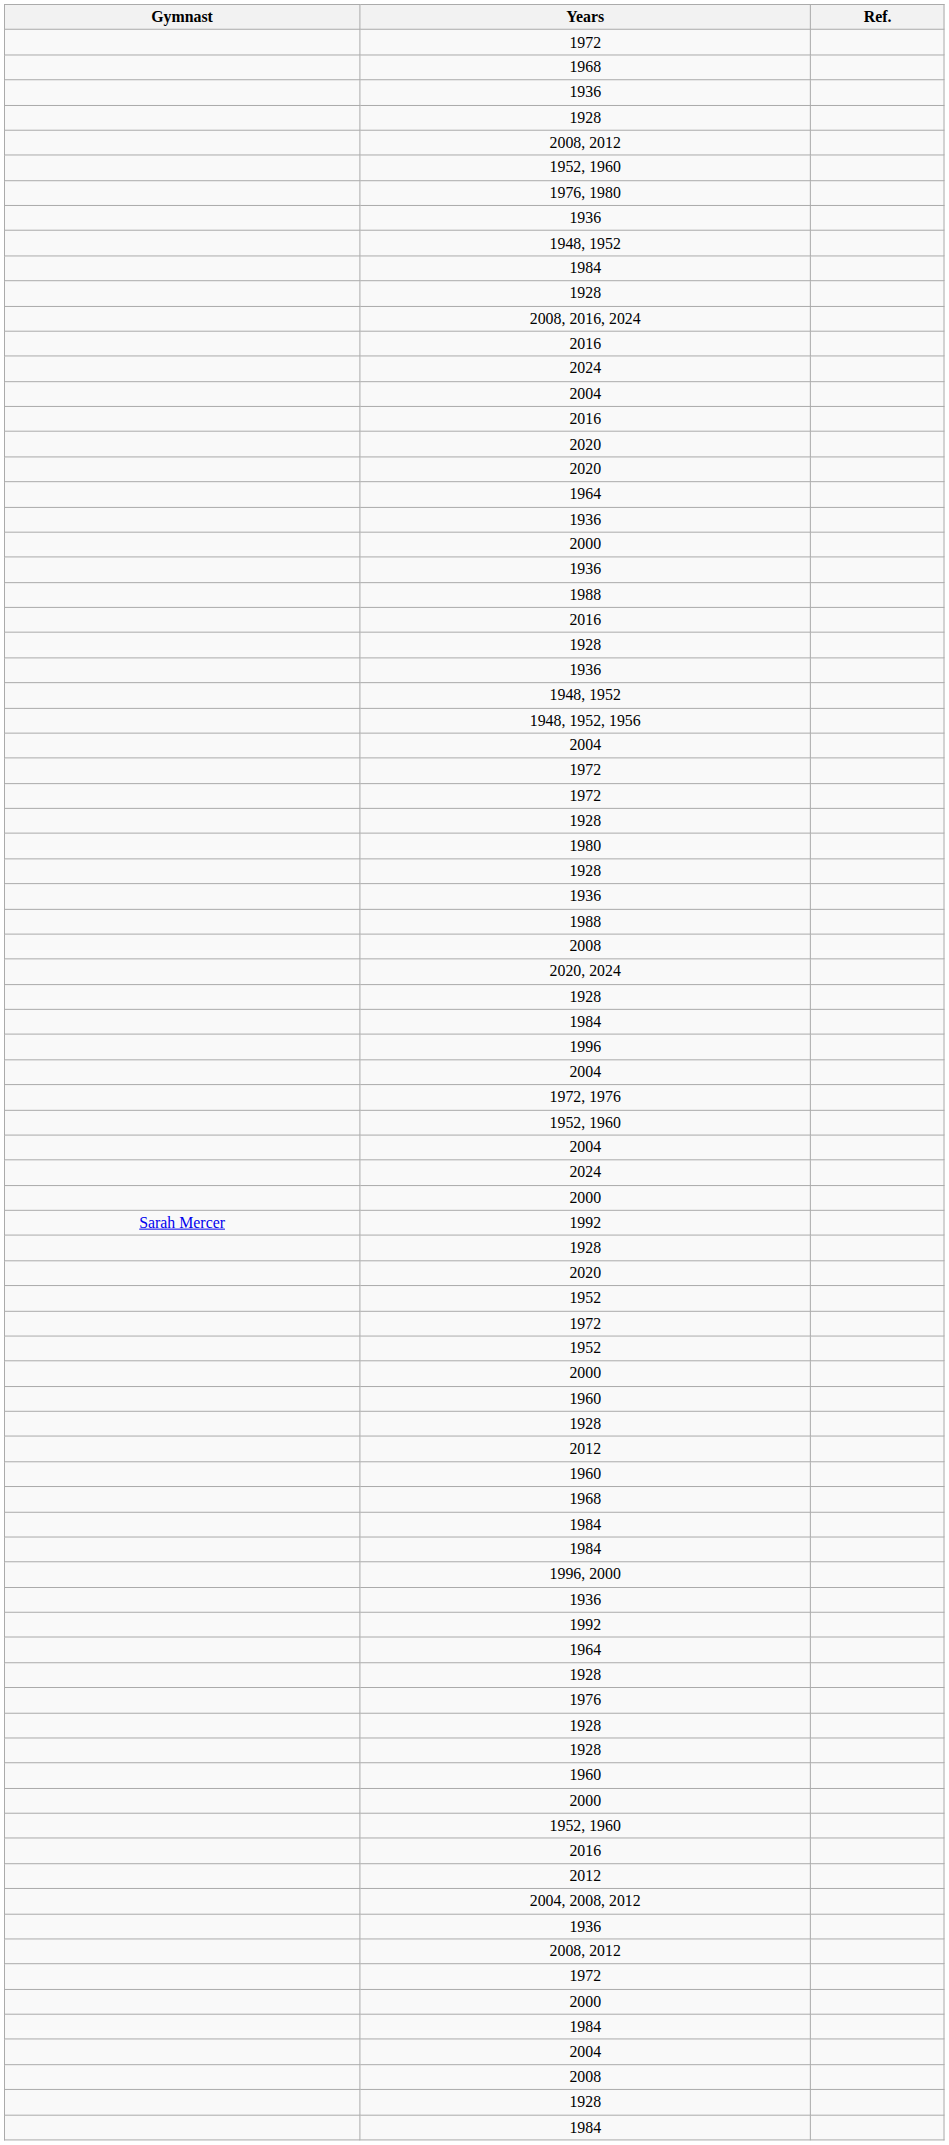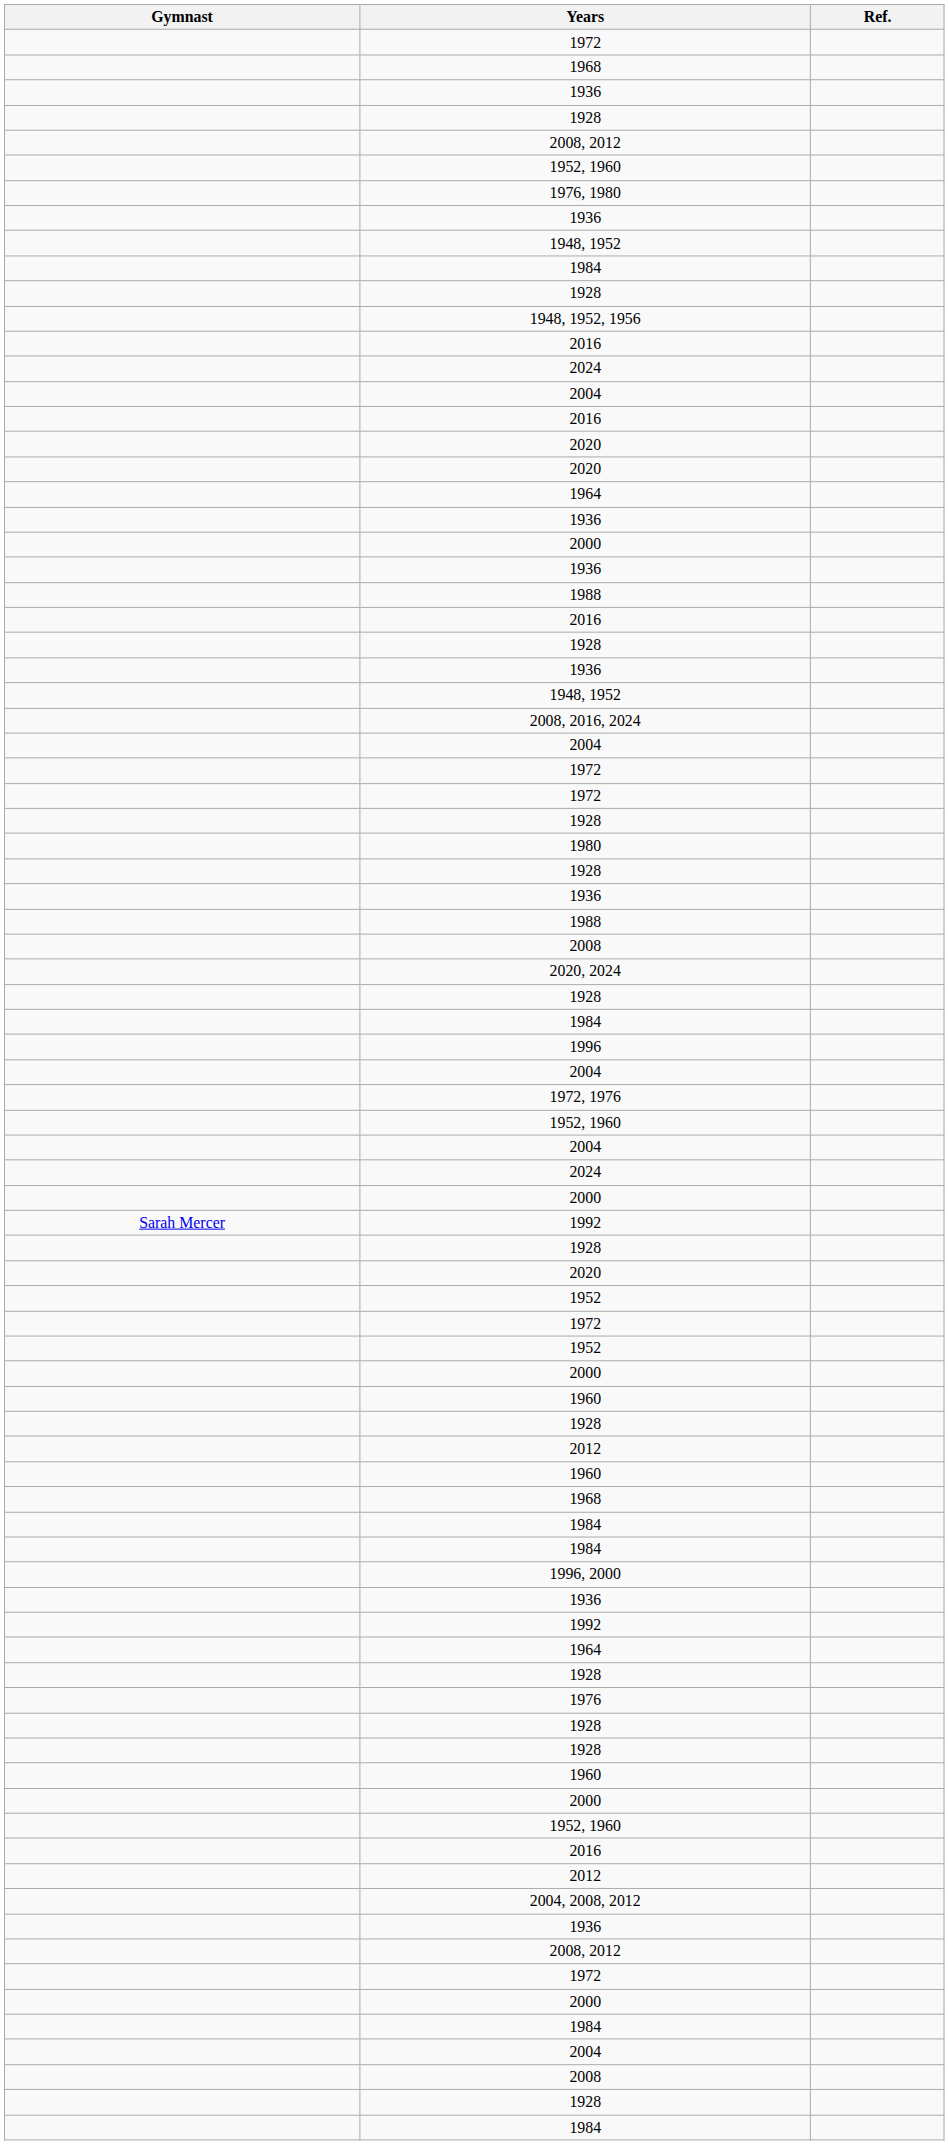rows swapped: (182, 319) <-> (182, 720)
